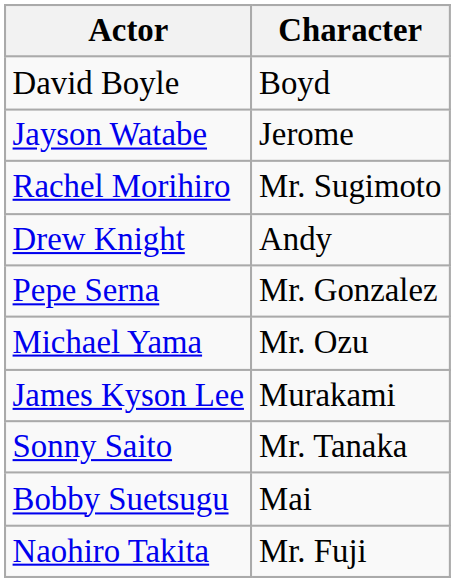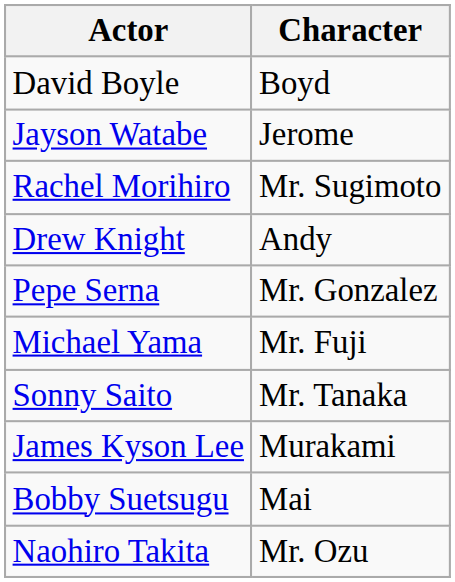(314, 342) Mr. Ozu -> (313, 342) Mr. Fuji
rows swapped: (128, 394) <-> (92, 446)
(313, 550) Mr. Fuji -> (314, 550) Mr. Ozu
